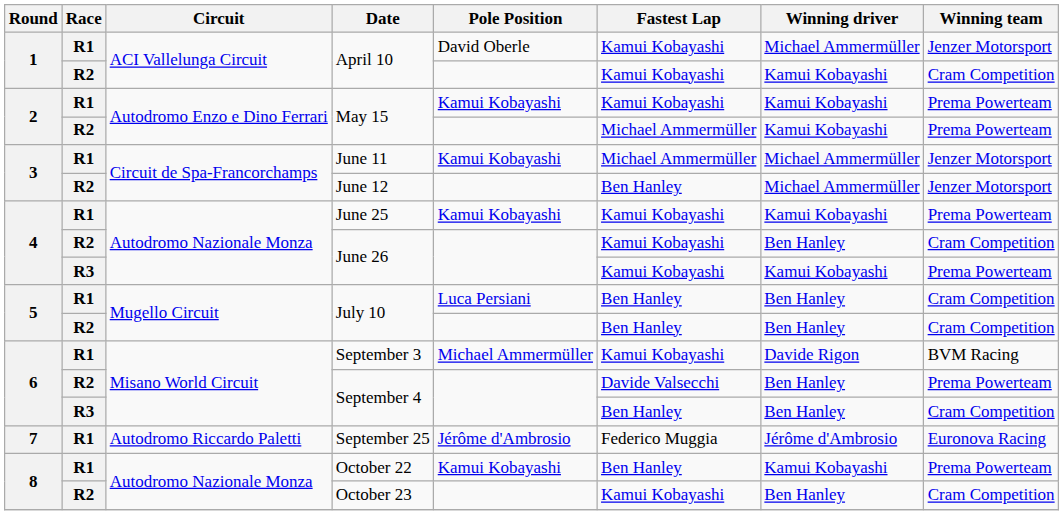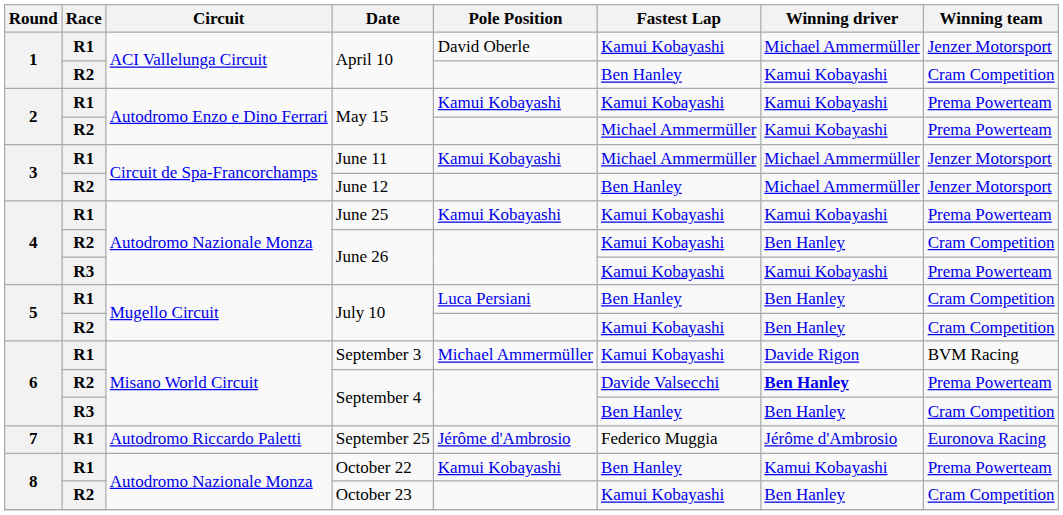(663, 74) Kamui Kobayashi -> (641, 74) Ben Hanley
(641, 326) Ben Hanley -> (663, 326) Kamui Kobayashi
(805, 382) normal -> (807, 382) bold
